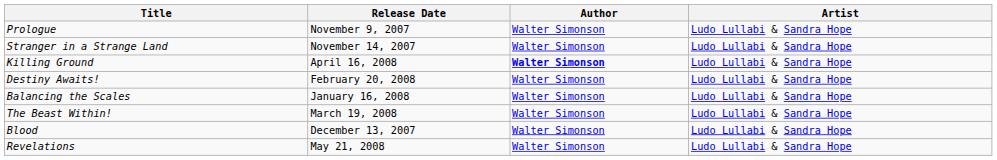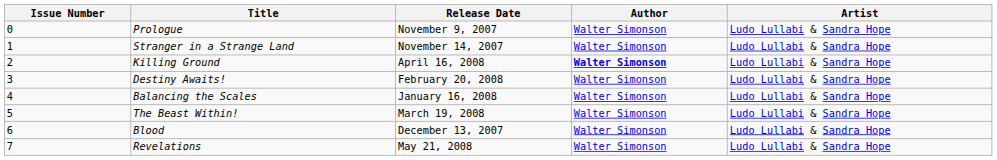+ column: (68, 13)
